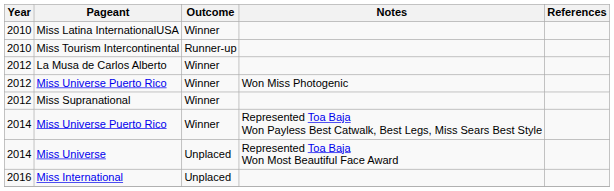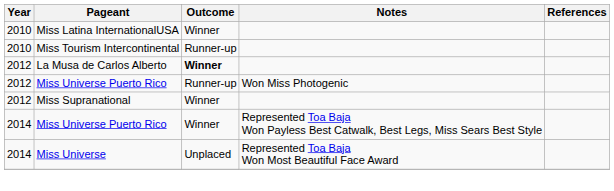(202, 65) normal -> (203, 65) bold
(202, 83) Winner -> (210, 83) Runner-up
- row: (19, 178)
